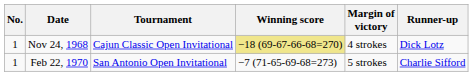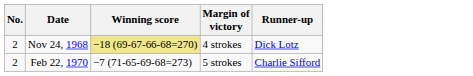- column: (163, 20)
(15, 44) 1 -> (15, 44) 2
(15, 62) 1 -> (15, 62) 2
